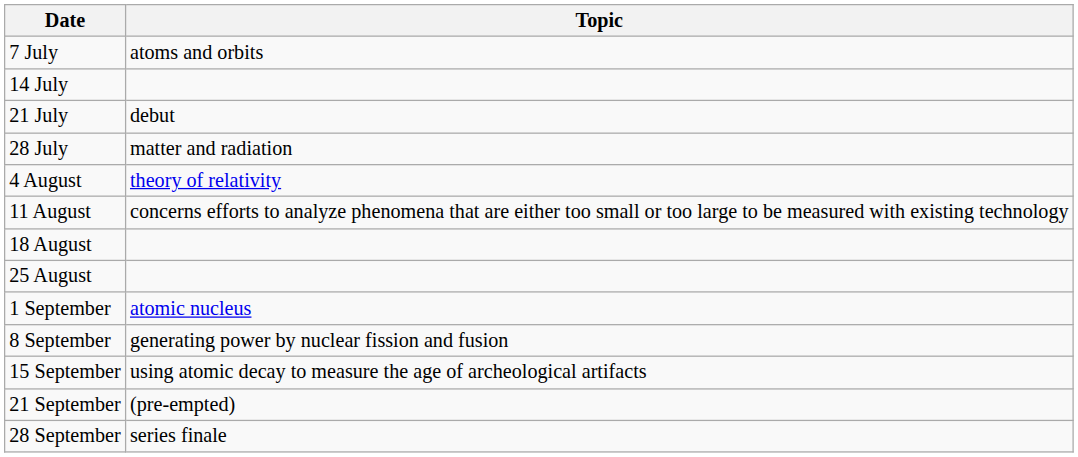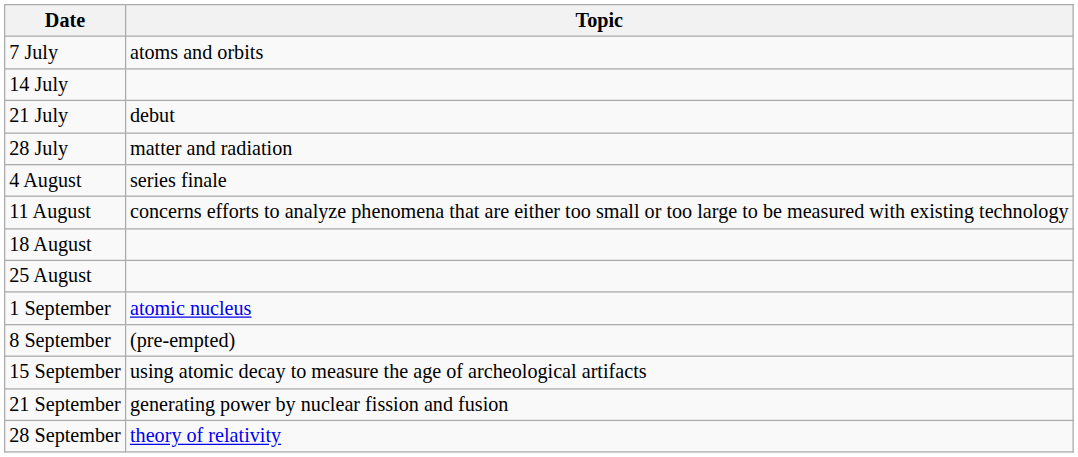(206, 180) theory of relativity -> (178, 180) series finale
(319, 340) generating power by nuclear fission and fusion -> (183, 340) (pre-empted)
(183, 404) (pre-empted) -> (319, 404) generating power by nuclear fission and fusion
(178, 436) series finale -> (206, 436) theory of relativity
